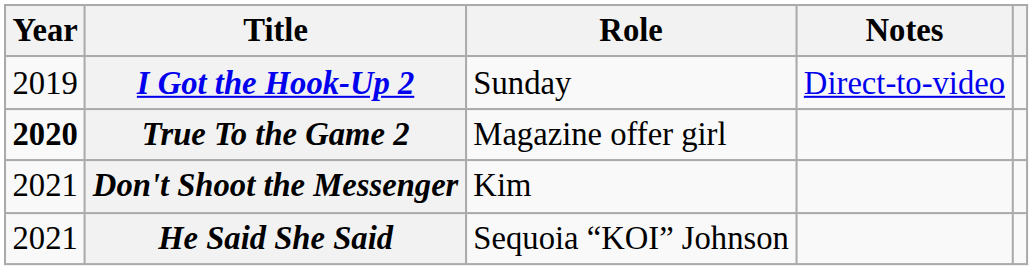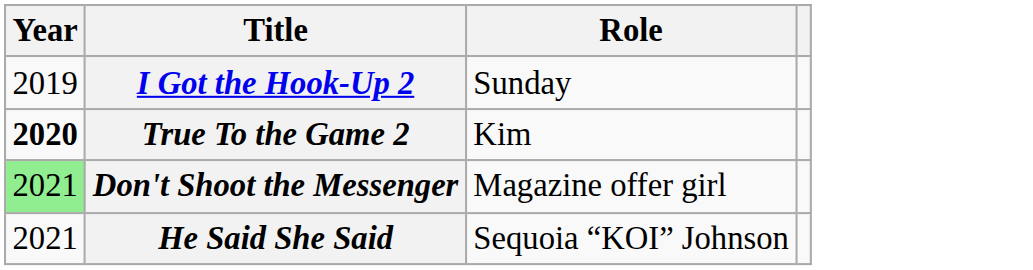- column: (904, 30)
(600, 133) Magazine offer girl -> (502, 133) Kim
(45, 185) no background -> (45, 185) lightgreen background
(502, 185) Kim -> (600, 185) Magazine offer girl
